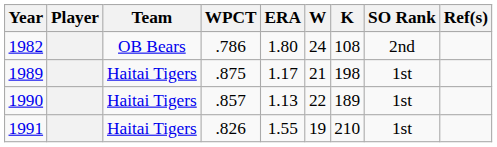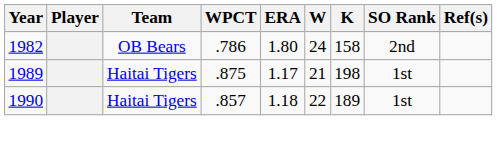(347, 45) 108 -> (347, 45) 158
(283, 100) 1.13 -> (283, 100) 1.18
- row: (26, 127)
